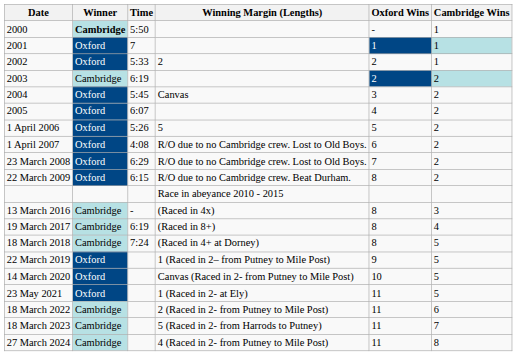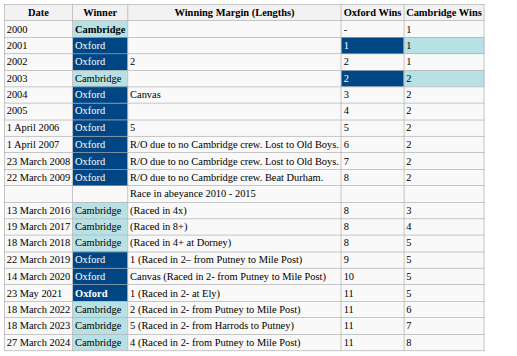- column: (142, 12)
(90, 293) normal -> (91, 293) bold
